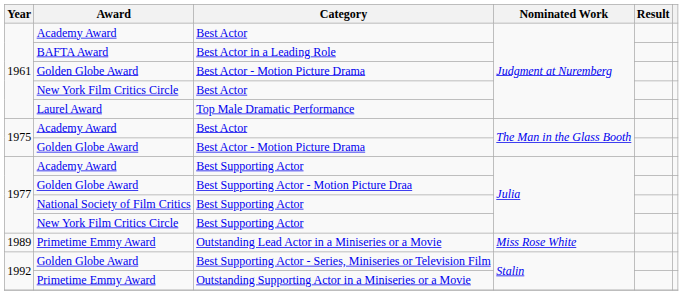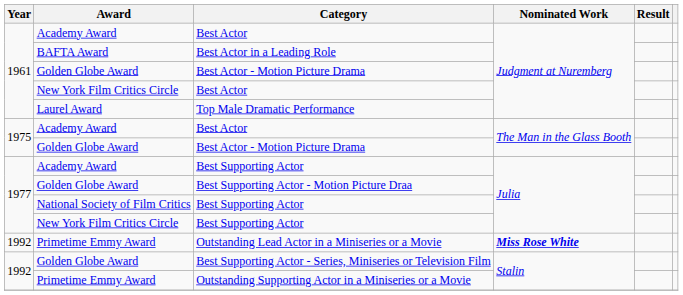(19, 242) 1989 -> (19, 242) 1992
(536, 242) normal -> (538, 242) bold
